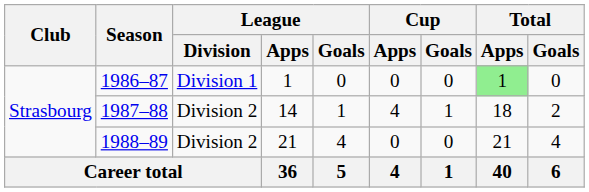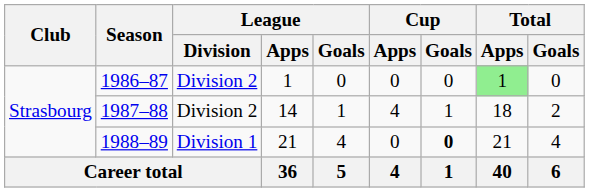(217, 80) Division 1 -> (217, 80) Division 2
(217, 141) Division 2 -> (217, 141) Division 1
(449, 141) normal -> (449, 141) bold
